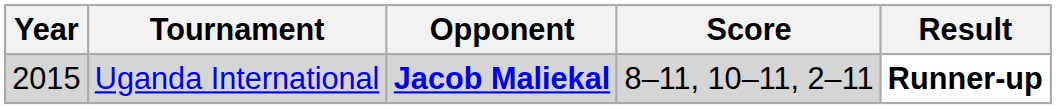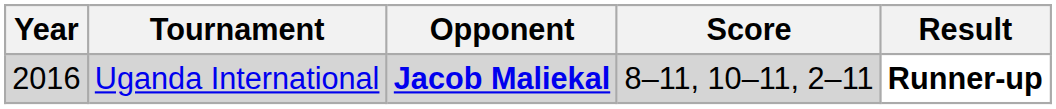(46, 78) 2015 -> (46, 78) 2016
